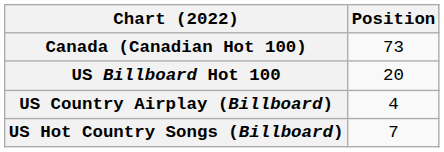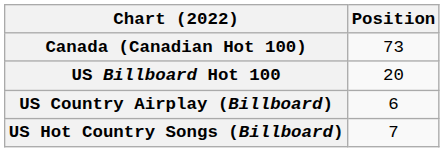(393, 104) 4 -> (393, 104) 6
